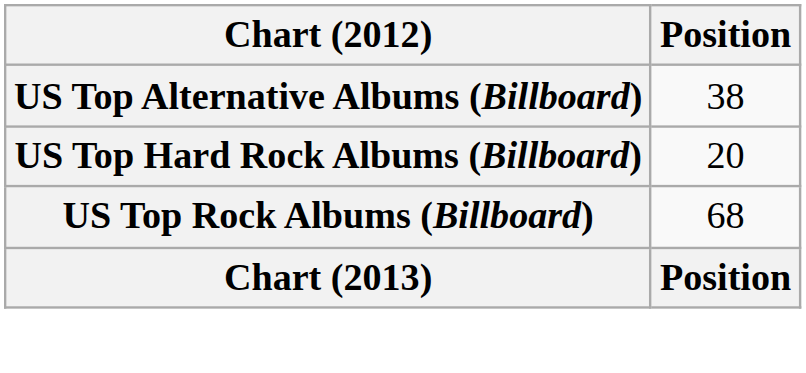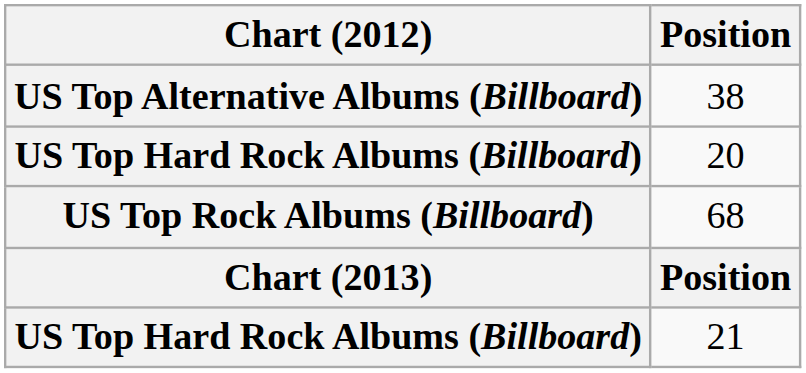+ row: (726, 336)
